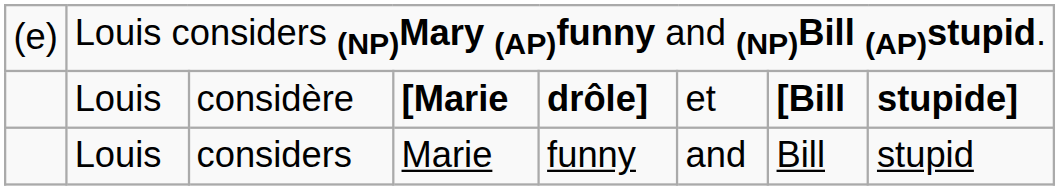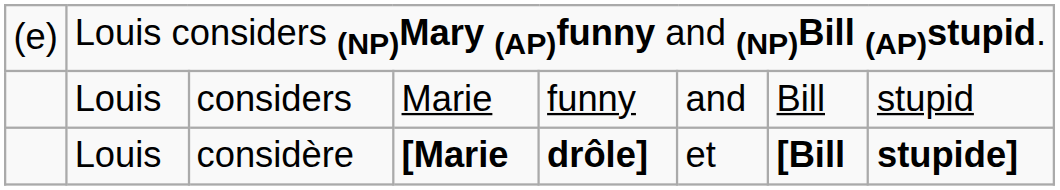rows swapped: (275, 98) <-> (274, 155)
